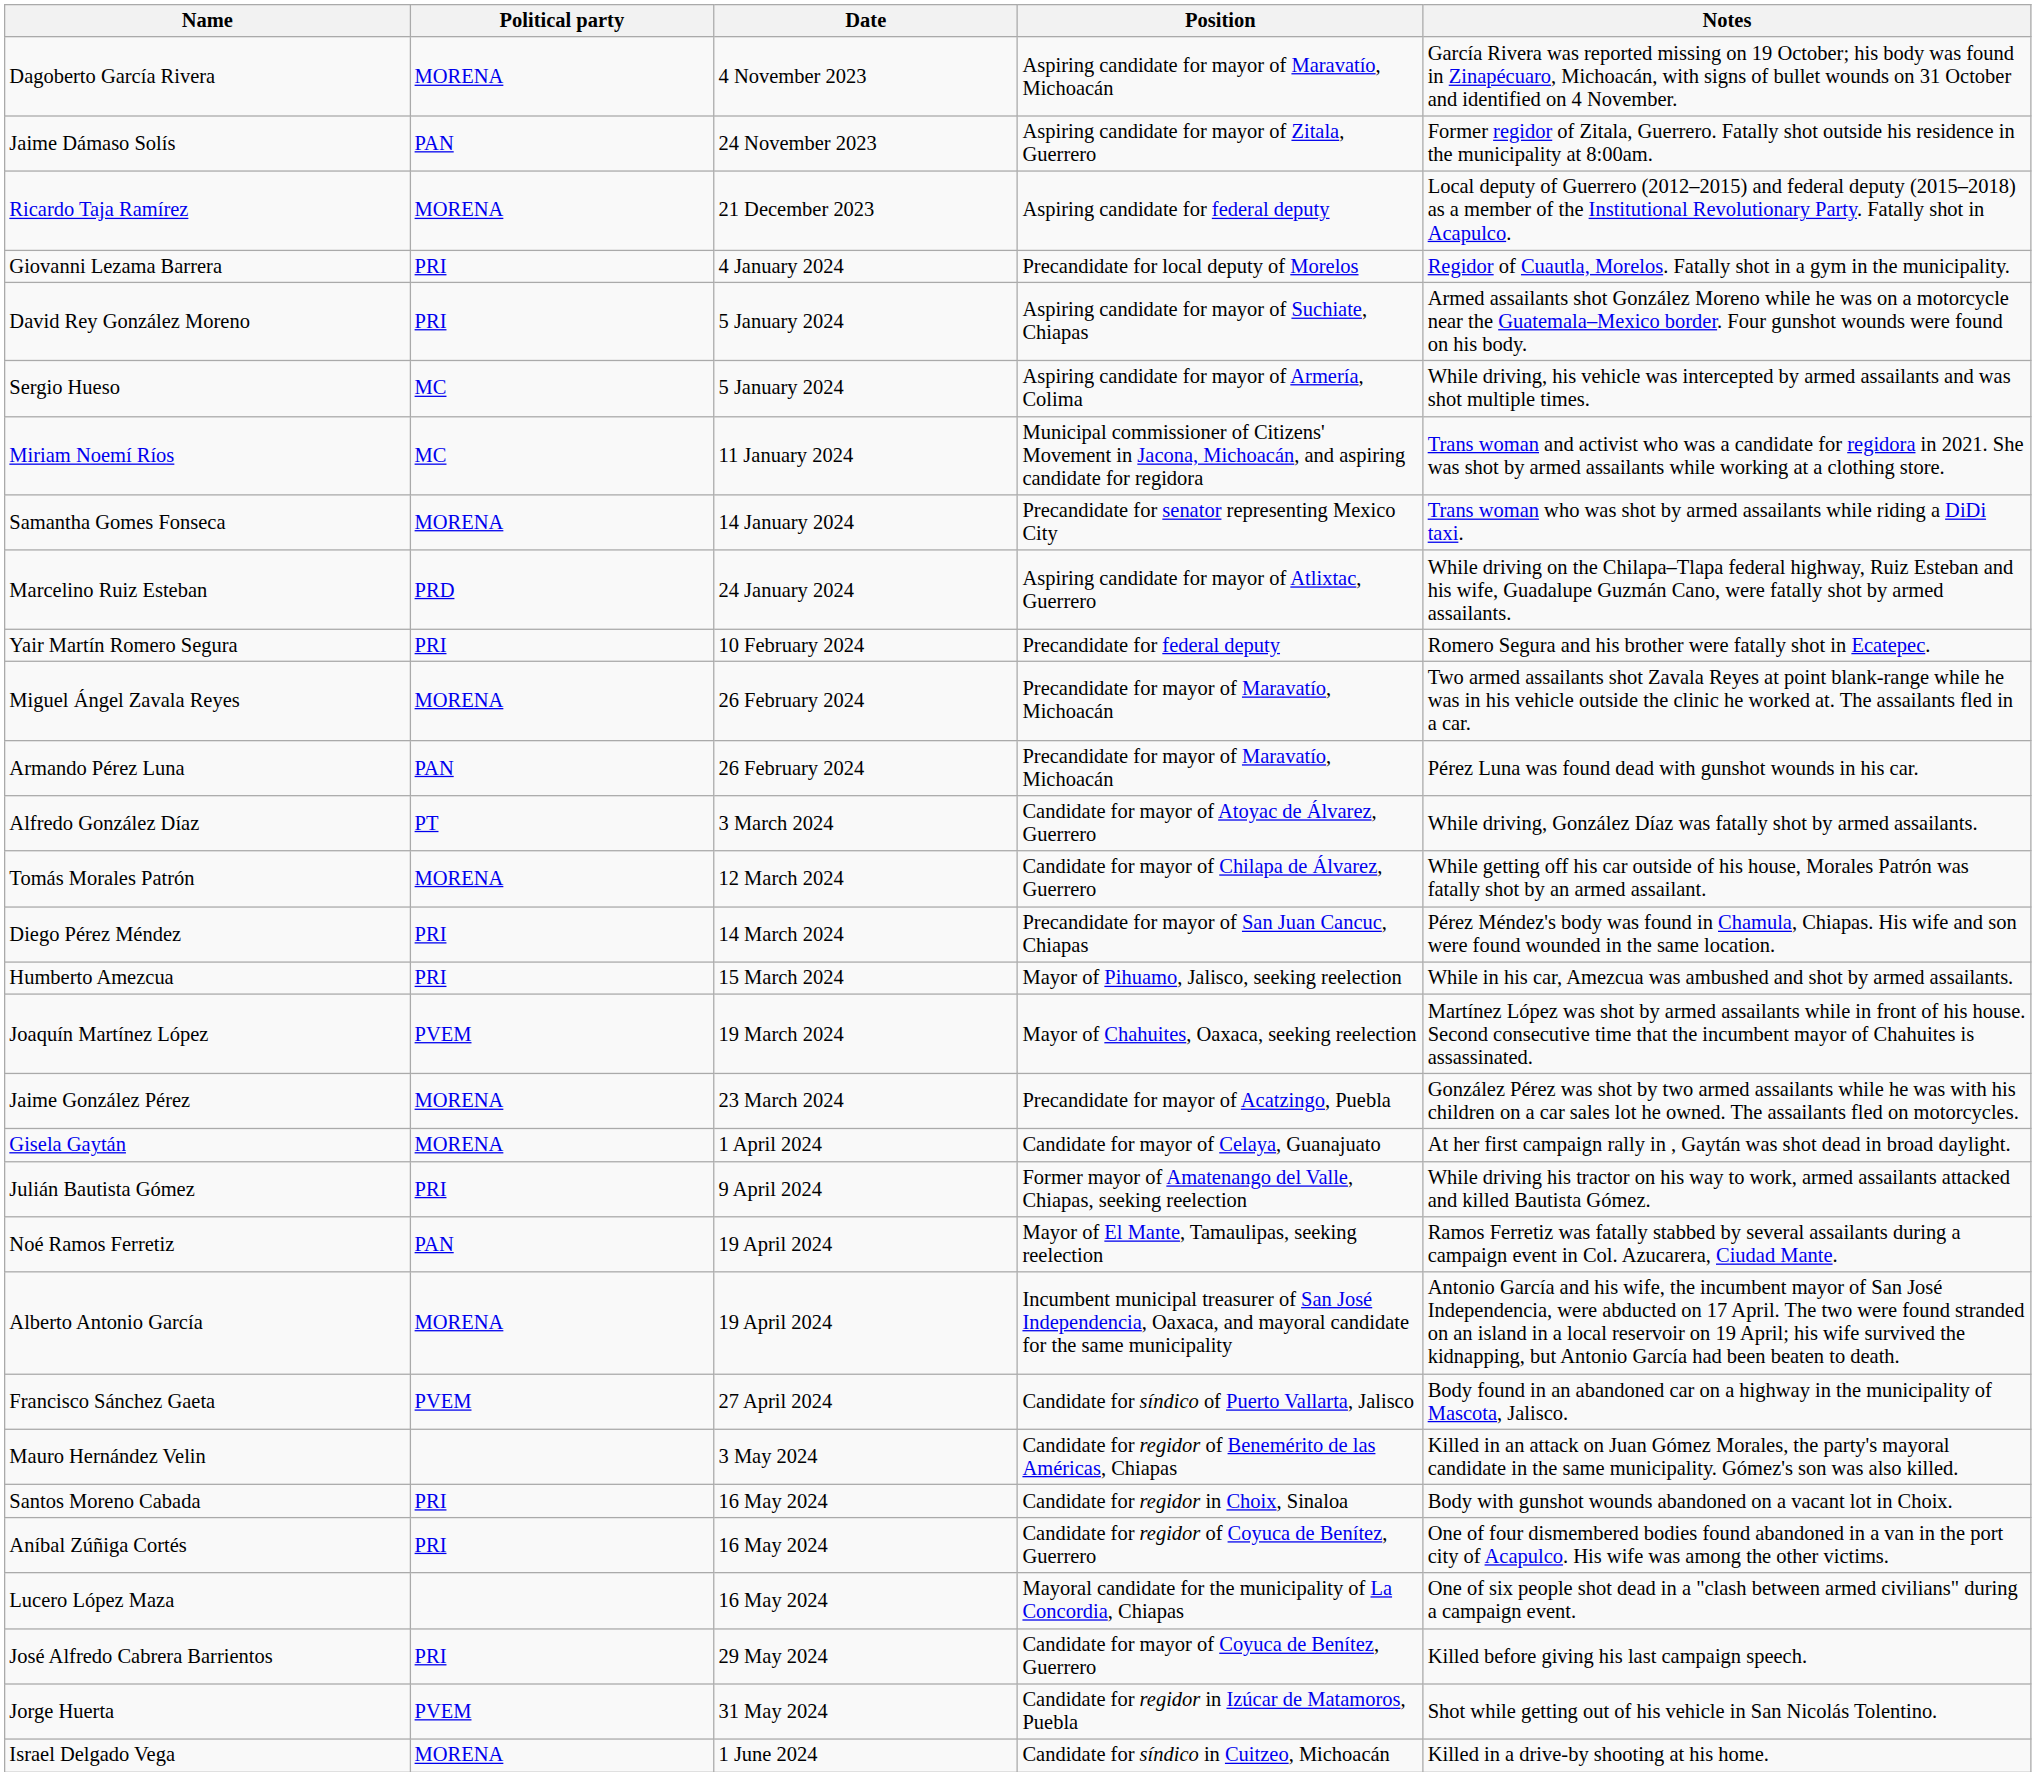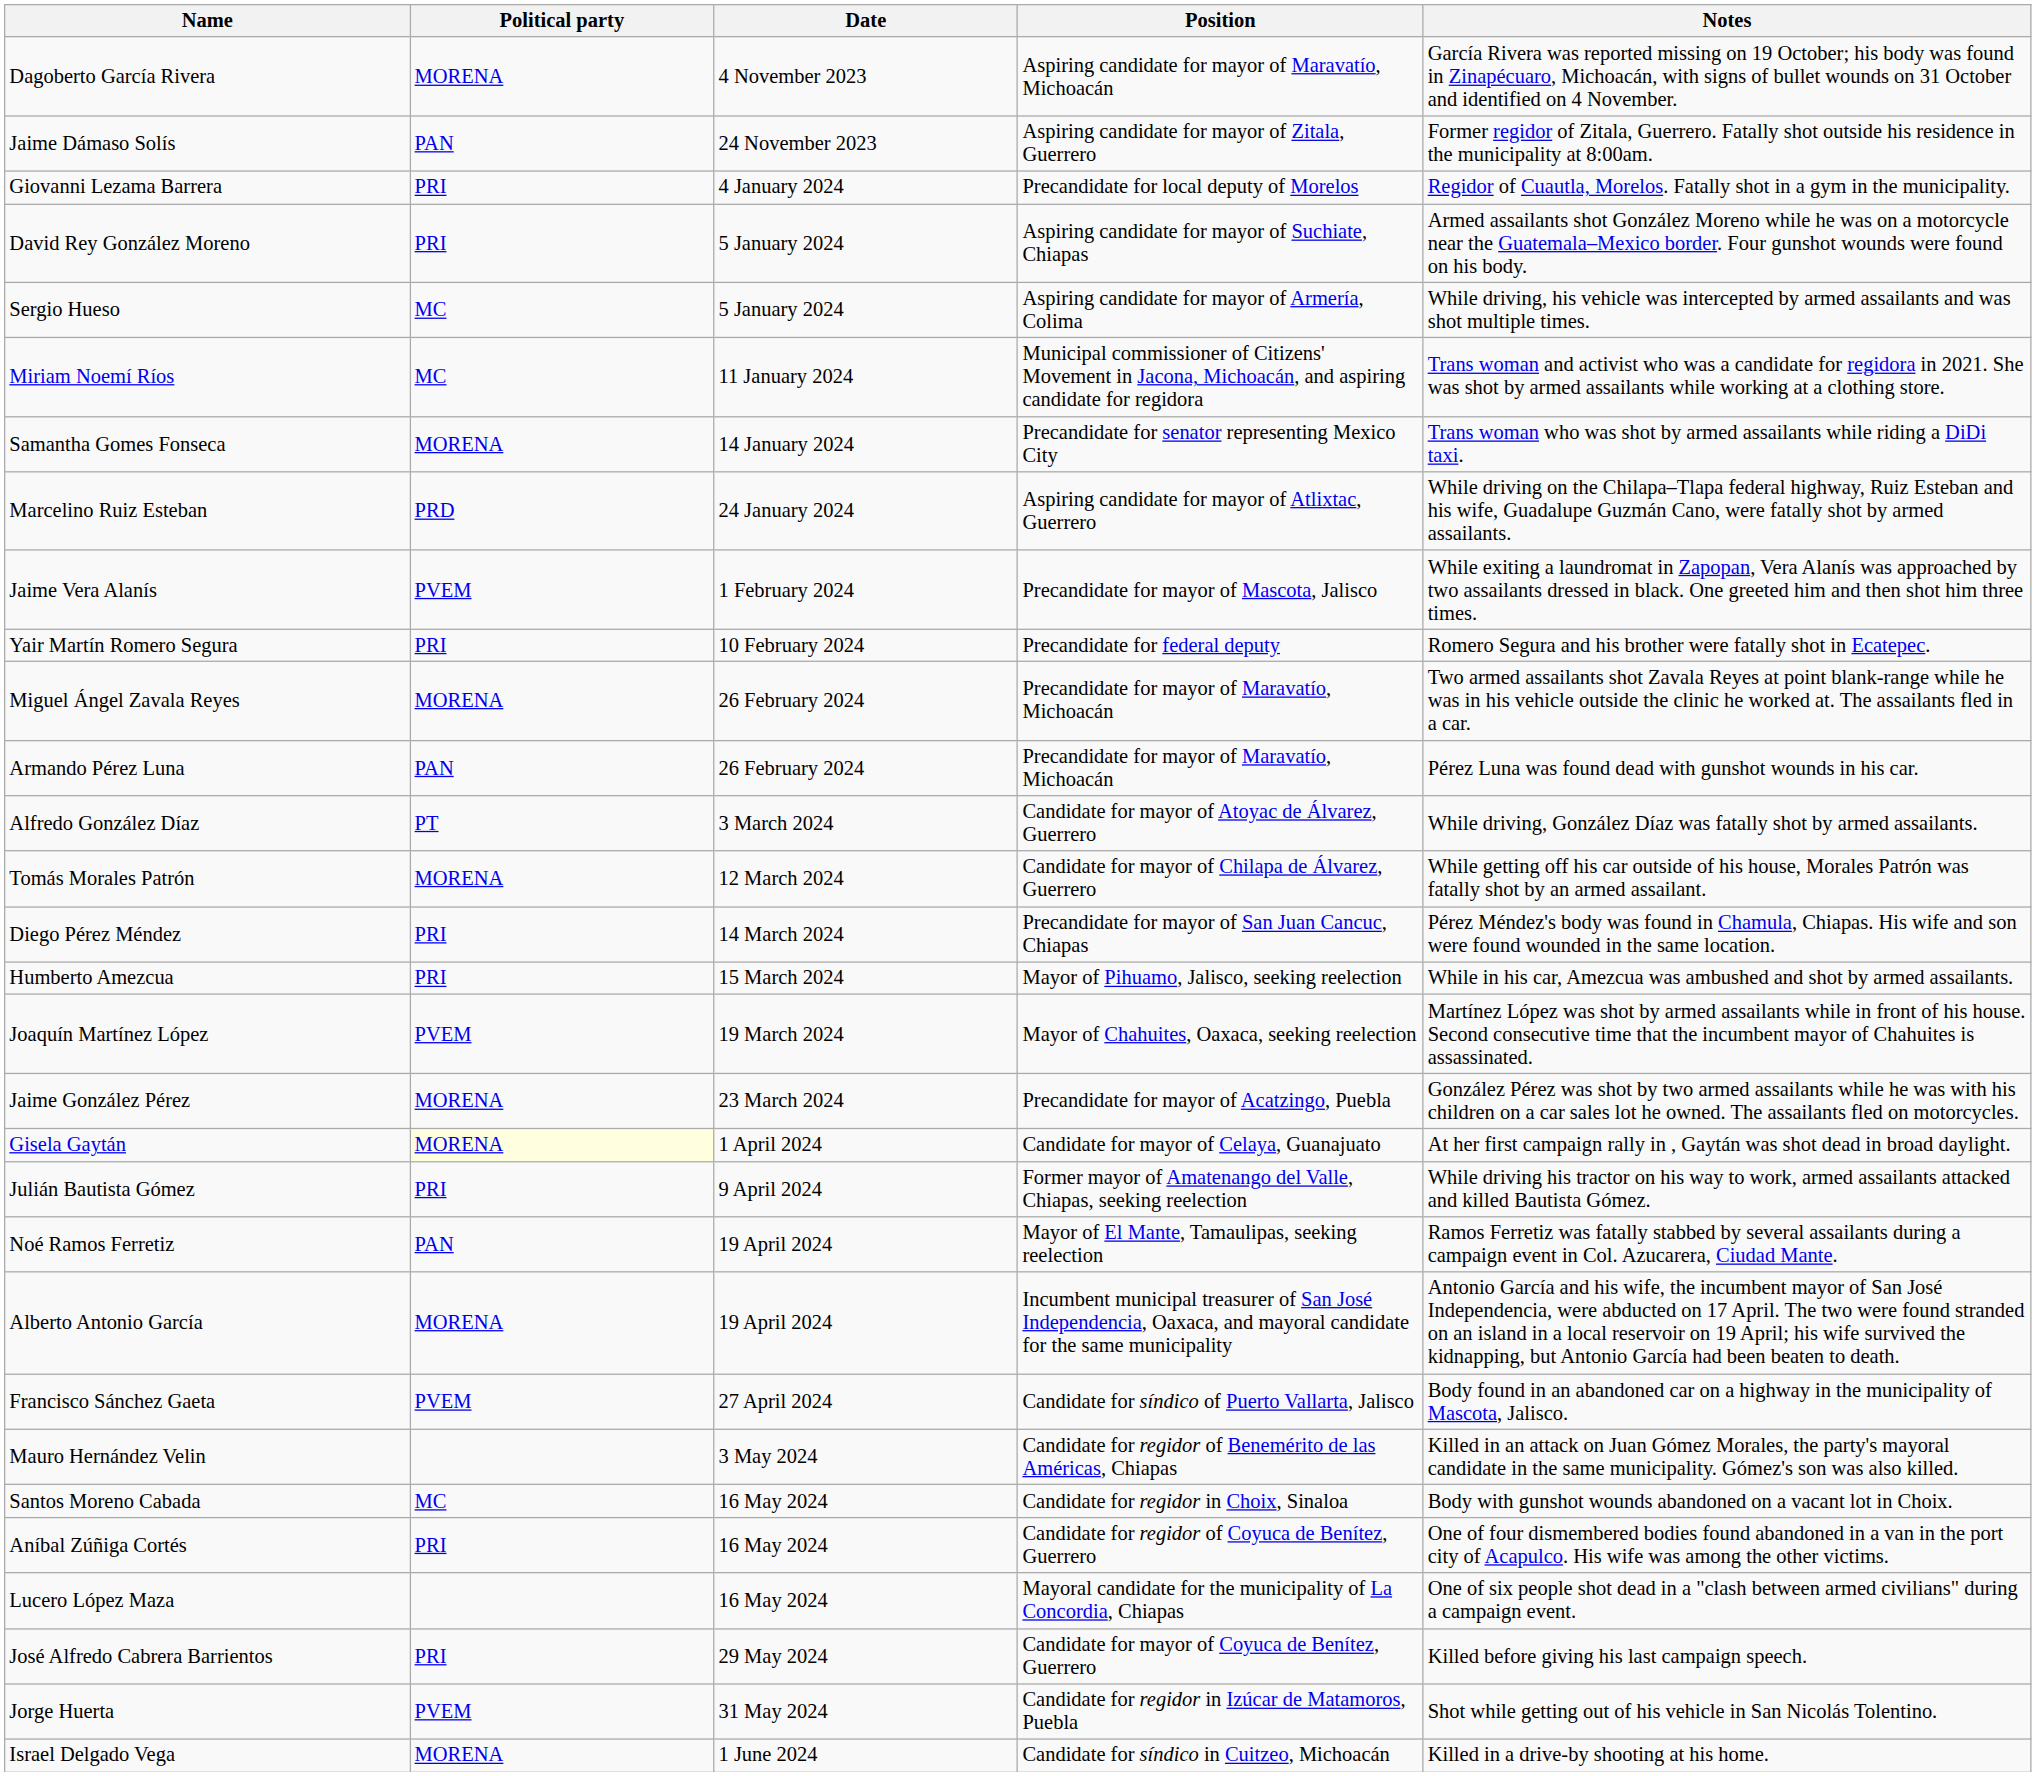- row: (99, 210)
+ row: (83, 589)
(459, 1144) no background -> (459, 1144) lightyellow background
(431, 1500) PRI -> (431, 1500) MC
